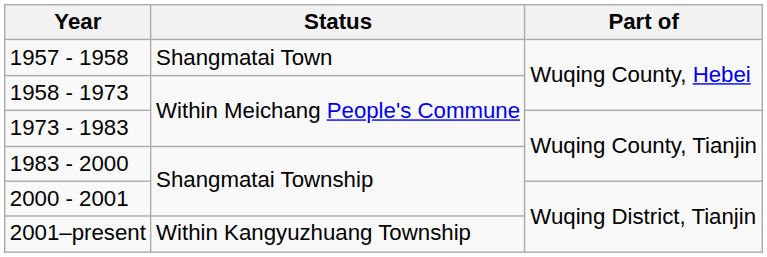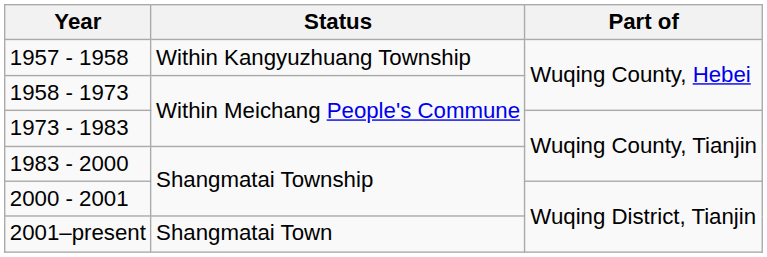(244, 57) Shangmatai Town -> (314, 57) Within Kangyuzhuang Township
(314, 233) Within Kangyuzhuang Township -> (244, 233) Shangmatai Town
